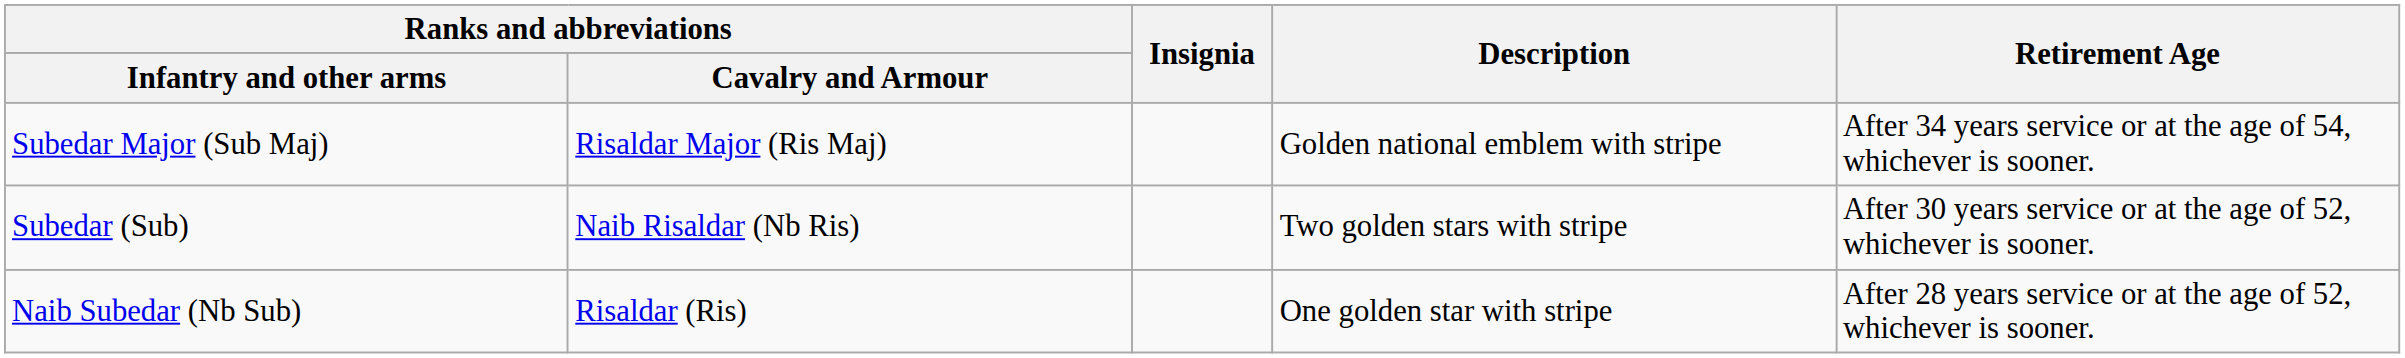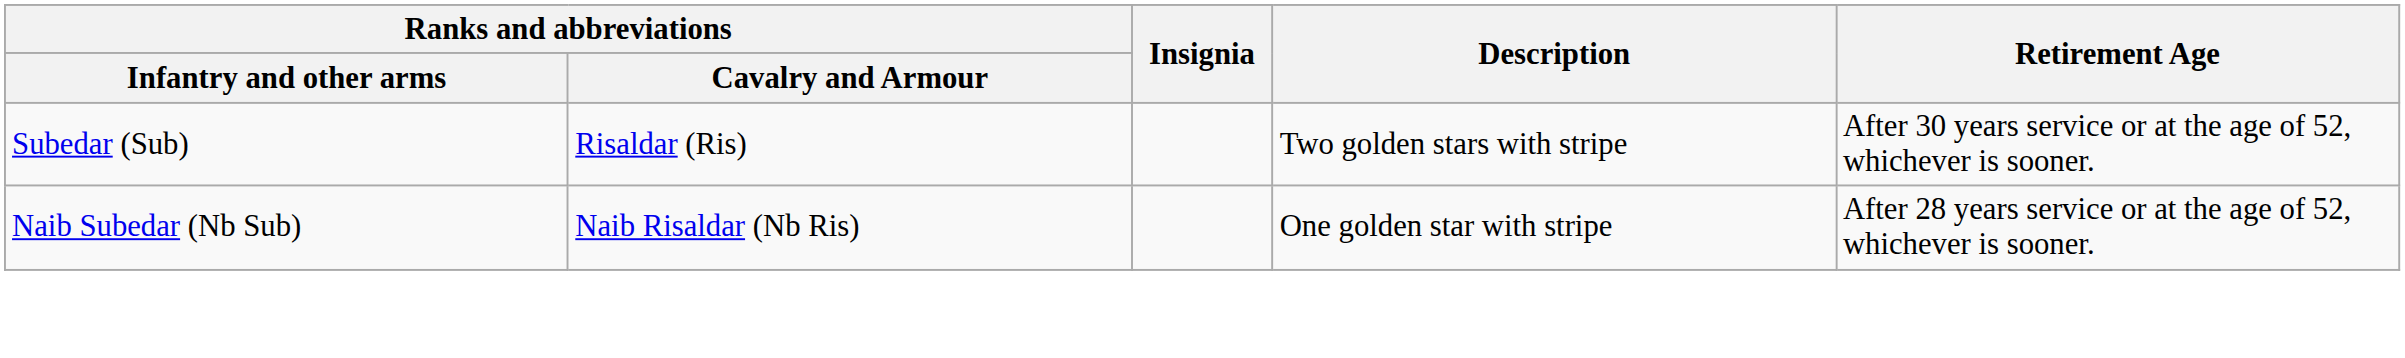- row: (170, 143)
(717, 226) Naib Risaldar (Nb Ris) -> (661, 143) Risaldar (Ris)
(661, 310) Risaldar (Ris) -> (717, 226) Naib Risaldar (Nb Ris)
